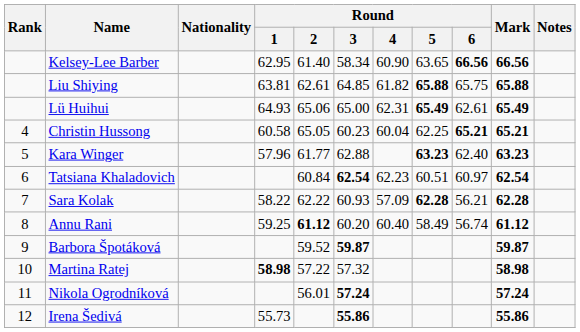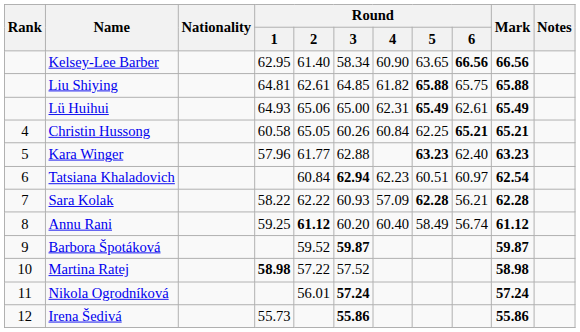(274, 85) 63.81 -> (274, 85) 64.81
(353, 131) 60.23 -> (353, 131) 60.26
(393, 131) 60.04 -> (393, 131) 60.84
(353, 177) 62.54 -> (353, 177) 62.94
(353, 270) 57.32 -> (353, 270) 57.52
